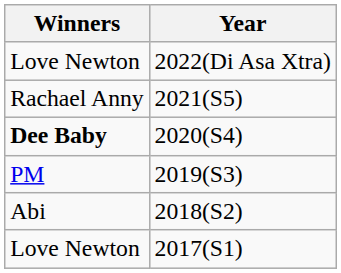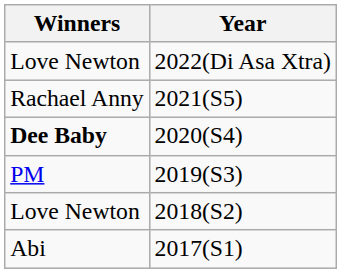(28, 211) Abi -> (75, 211) Love Newton
(75, 248) Love Newton -> (28, 248) Abi
